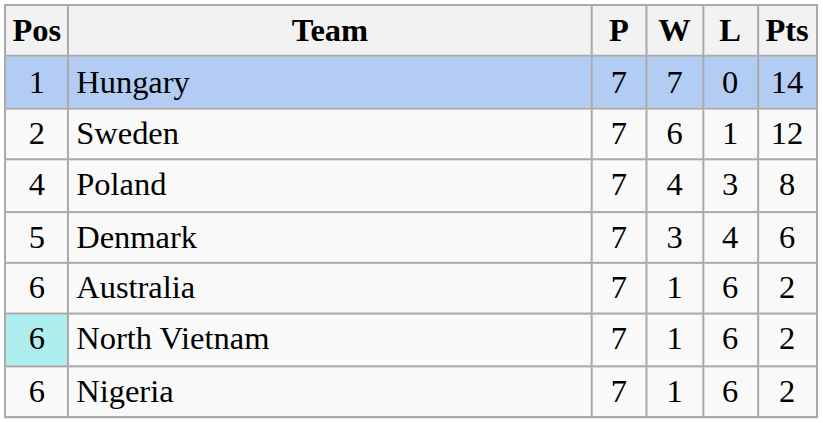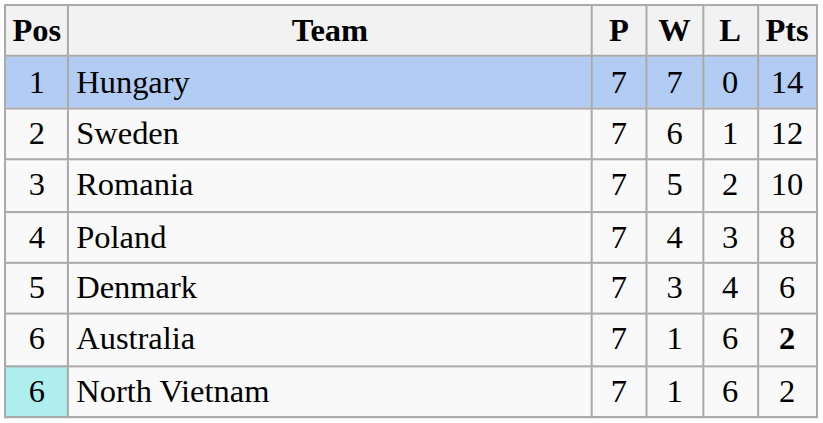+ row: (135, 184)
(787, 287) normal -> (787, 339) bold
- row: (125, 390)
